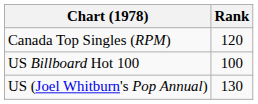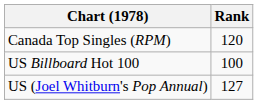(232, 87) 130 -> (232, 87) 127
